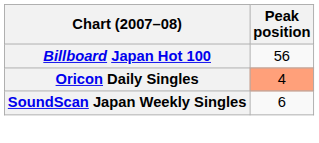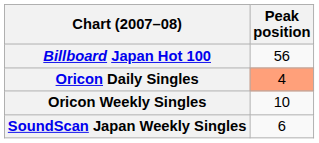+ row: (127, 102)
